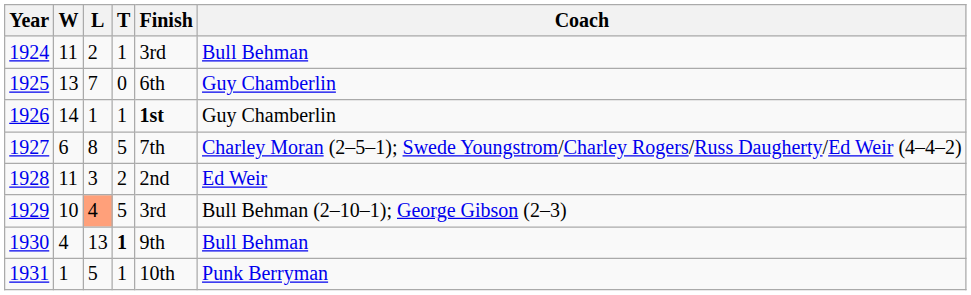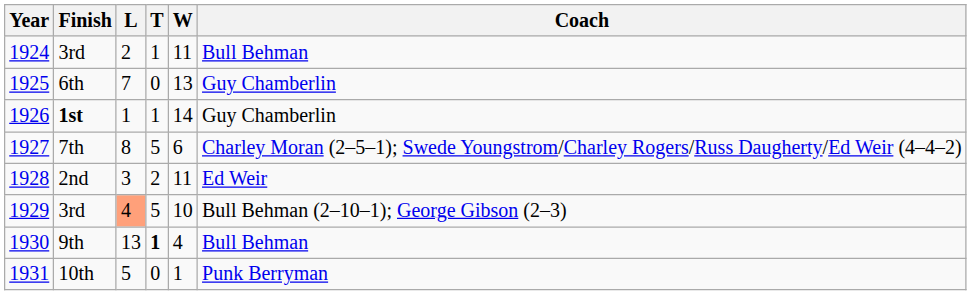columns swapped: (68, 20) <-> (166, 20)
(122, 274) 1 -> (155, 274) 0
